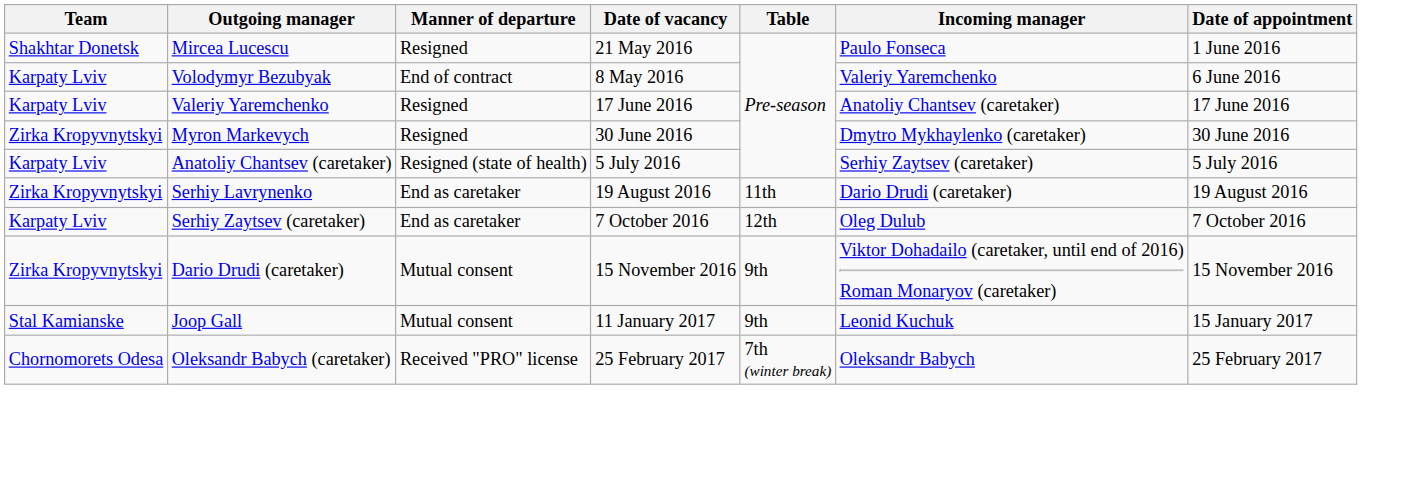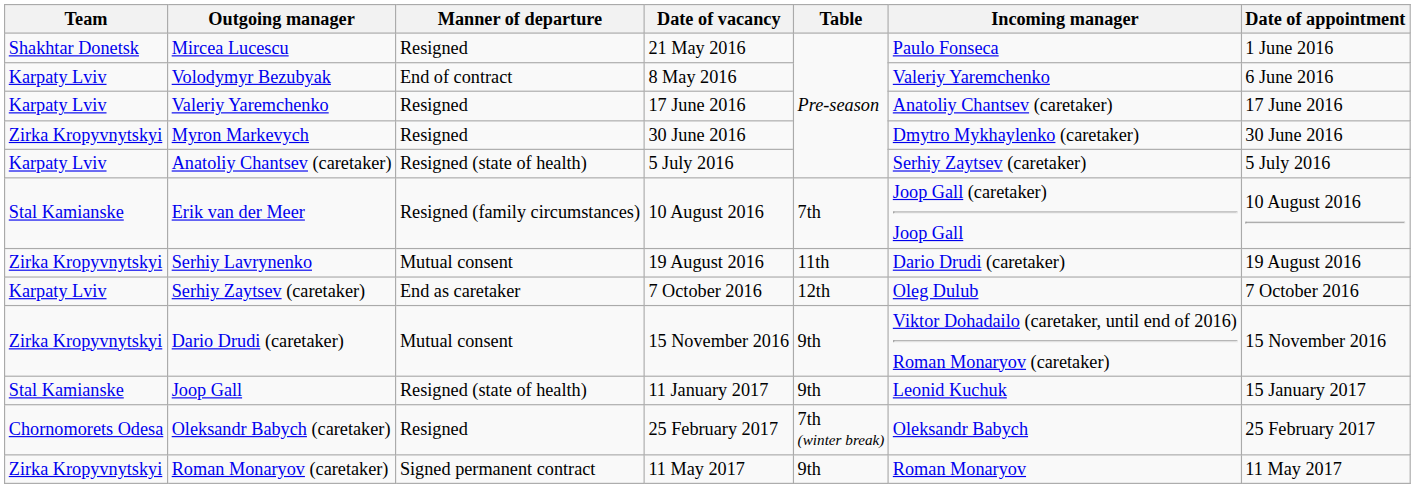+ row: (238, 213)
(460, 192) End as caretaker -> (456, 262) Mutual consent
(456, 320) Mutual consent -> (493, 390) Resigned (state of health)
(489, 359) Received "PRO" license -> (434, 429) Resigned
+ row: (280, 468)
